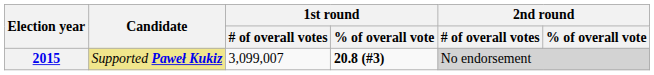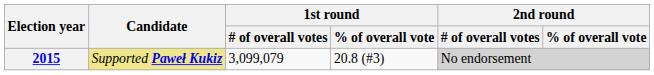(256, 59) 3,099,007 -> (256, 59) 3,099,079
(359, 59) bold -> (359, 59) normal
